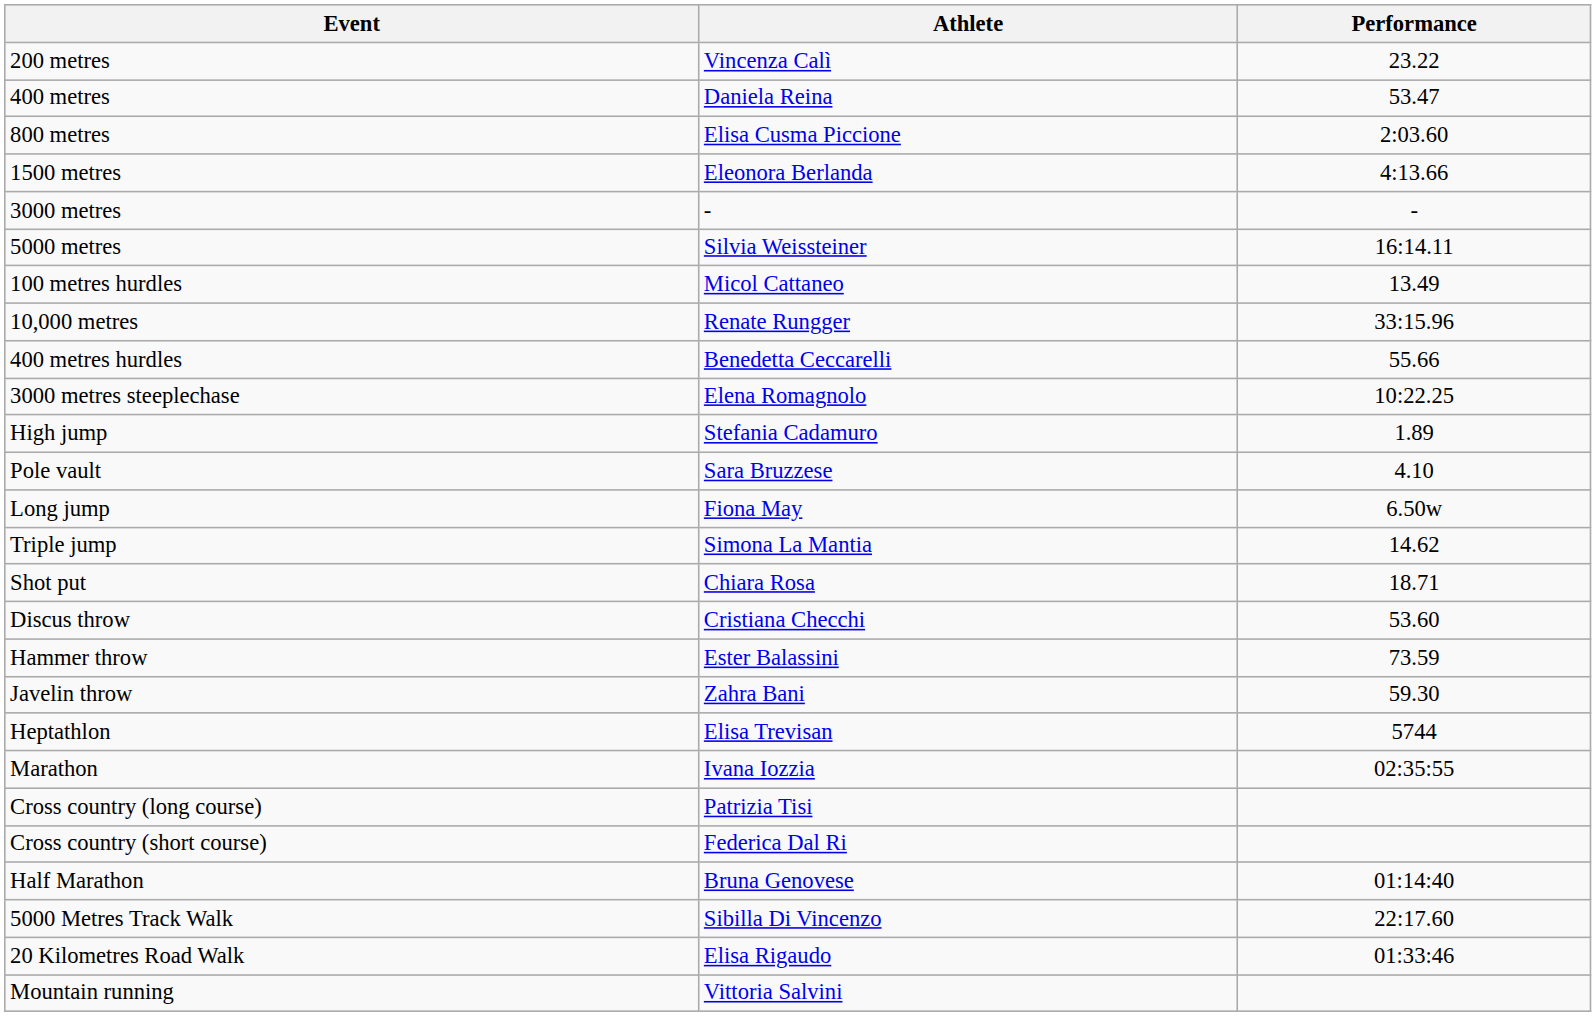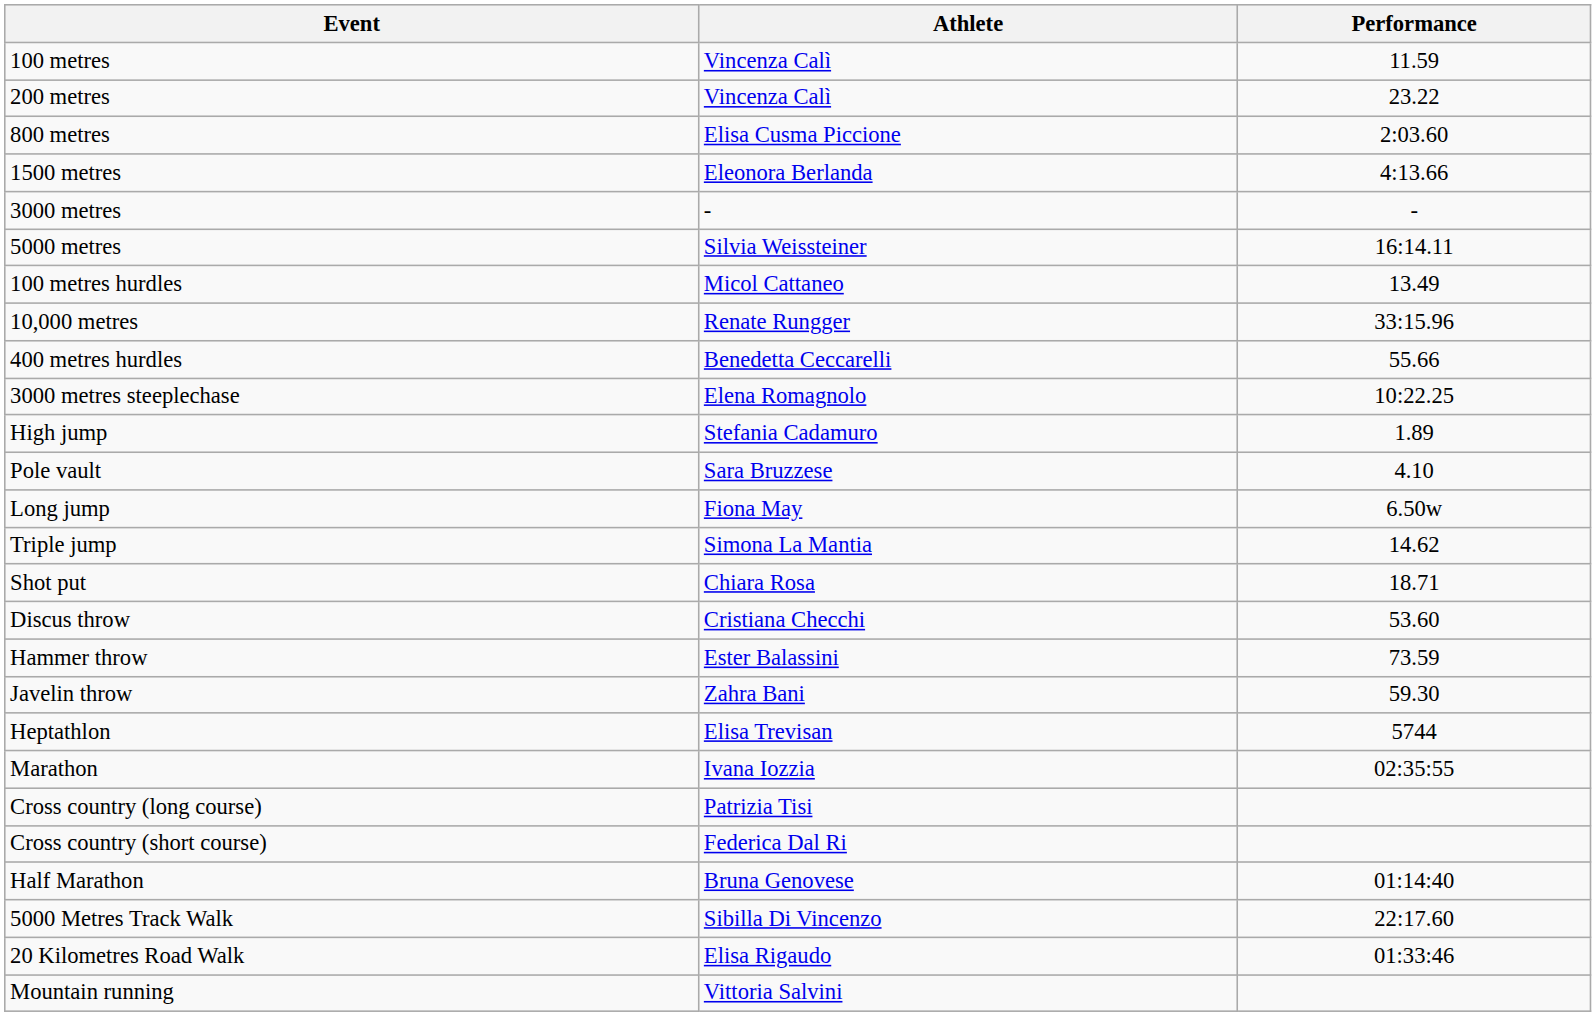+ row: (60, 60)
- row: (60, 98)
